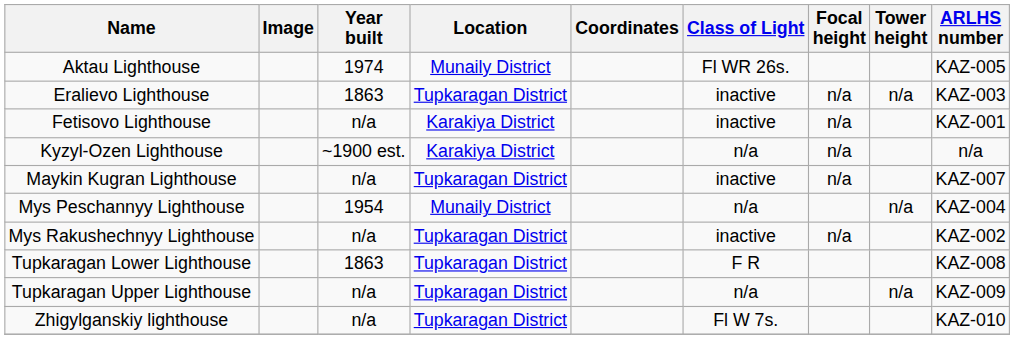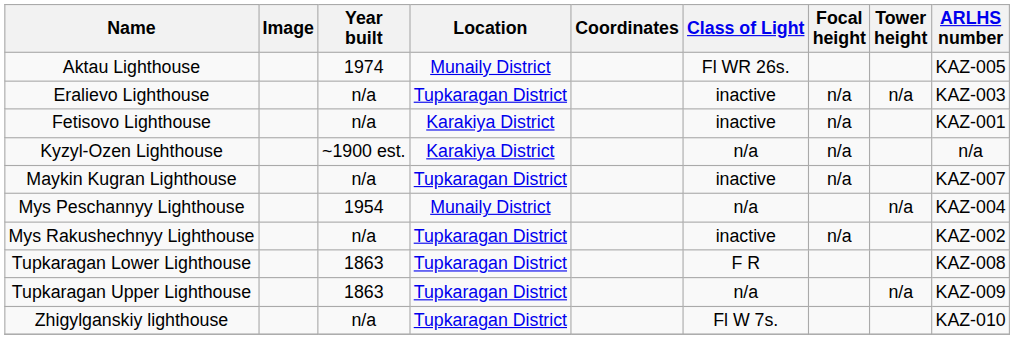(364, 94) 1863 -> (364, 94) n/a
(364, 292) n/a -> (364, 292) 1863
